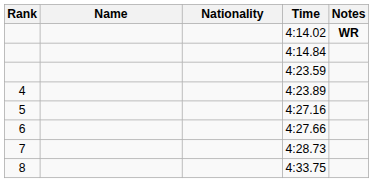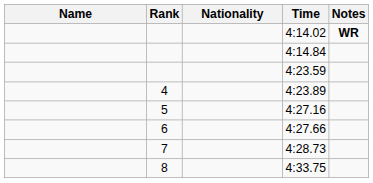columns swapped: (22, 14) <-> (111, 14)
